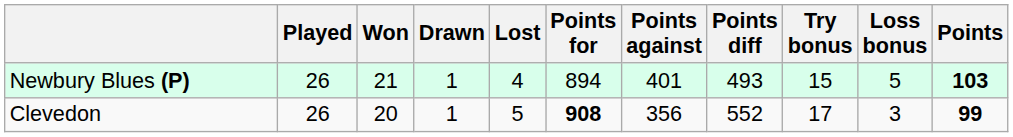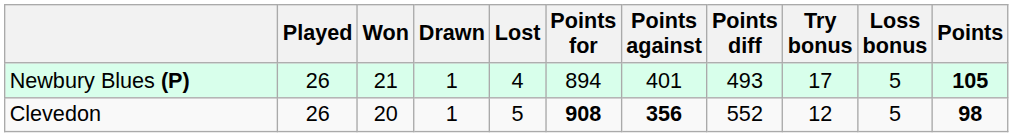(820, 80) 15 -> (820, 80) 17
(970, 80) 103 -> (970, 80) 105
(664, 114) normal -> (664, 114) bold
(820, 114) 17 -> (820, 114) 12
(895, 114) 3 -> (895, 114) 5
(970, 114) 99 -> (970, 114) 98
